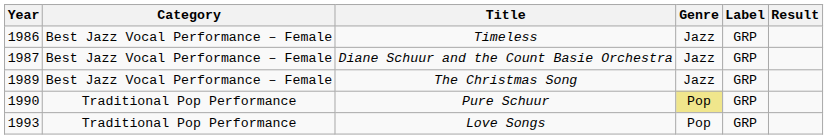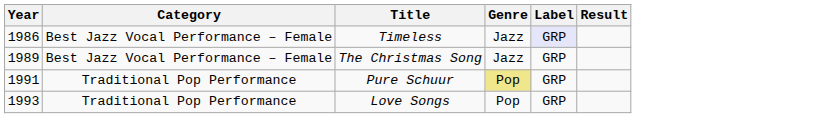(745, 37) no background -> (554, 37) lavender background
- row: (506, 59)
(24, 102) 1990 -> (24, 80) 1991
